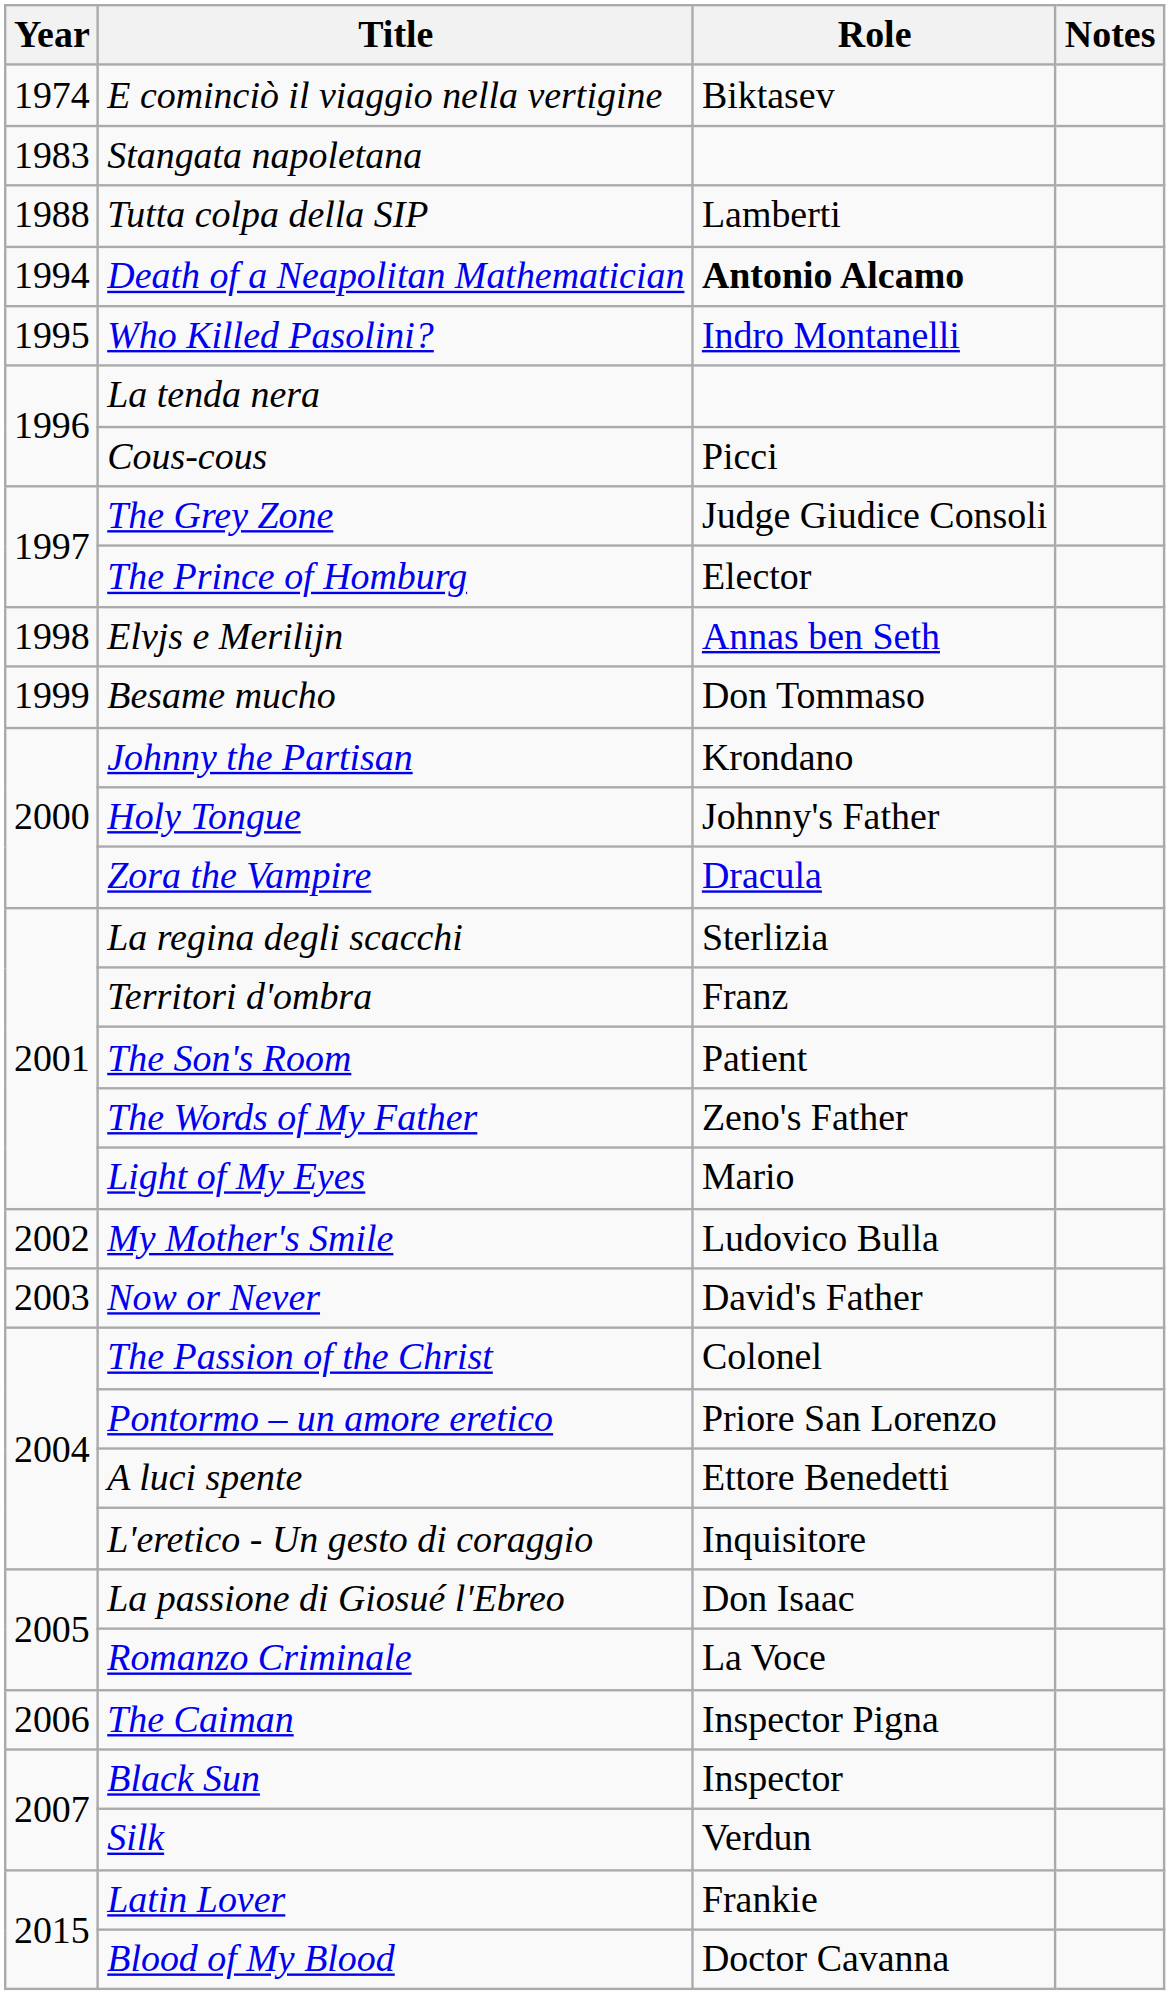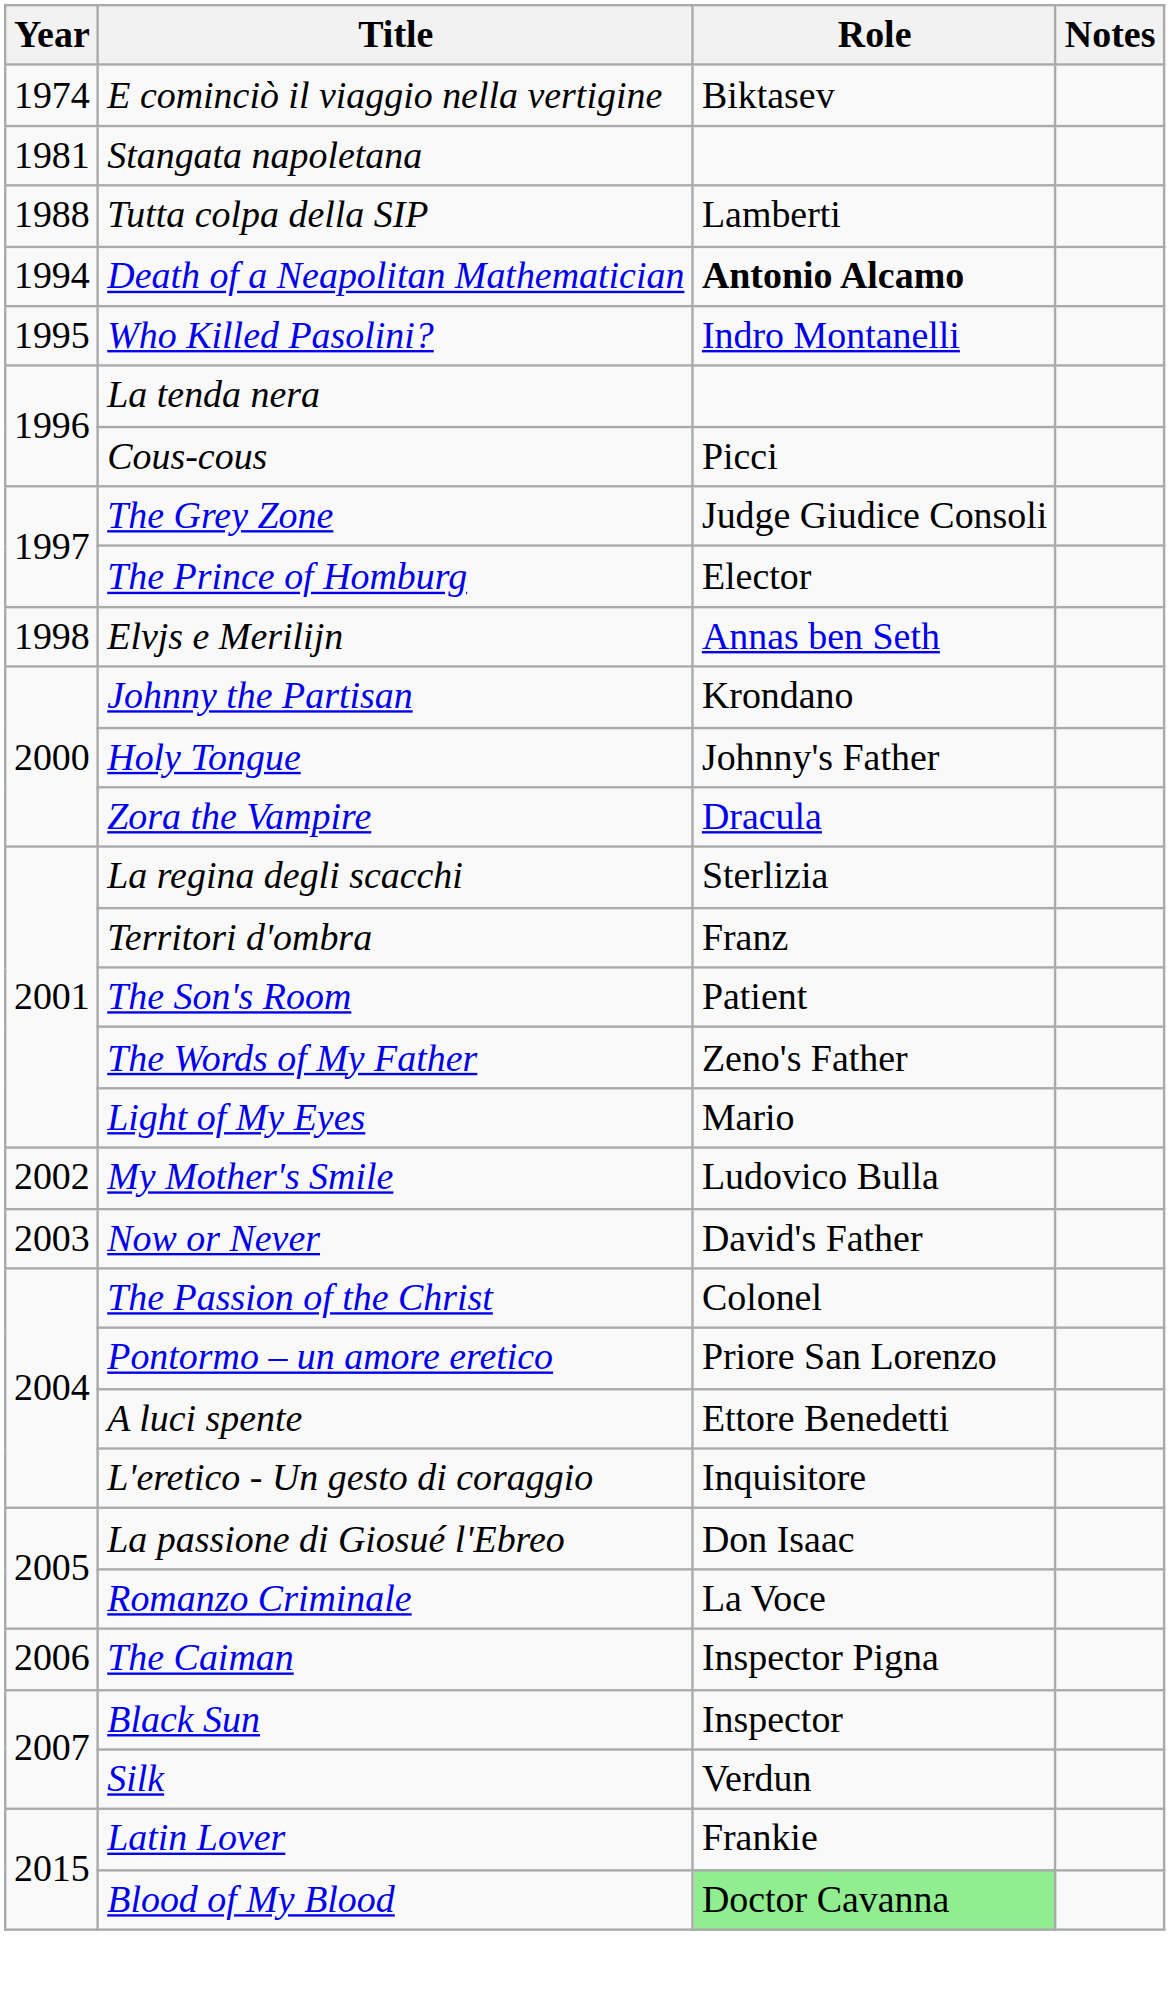(52, 154) 1983 -> (52, 154) 1981
- row: (222, 696)
(826, 1959) no background -> (826, 1898) lightgreen background
